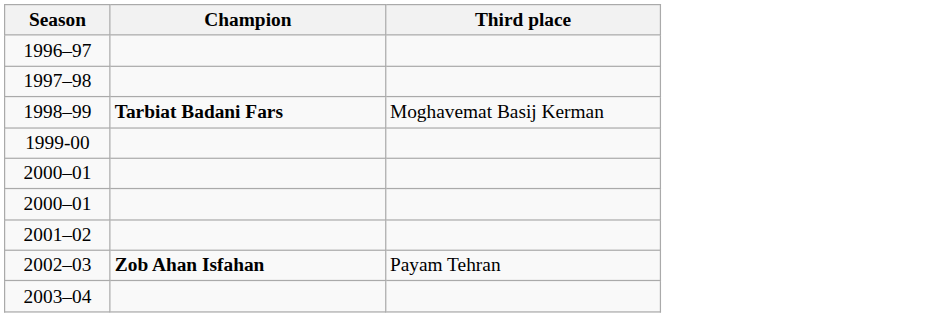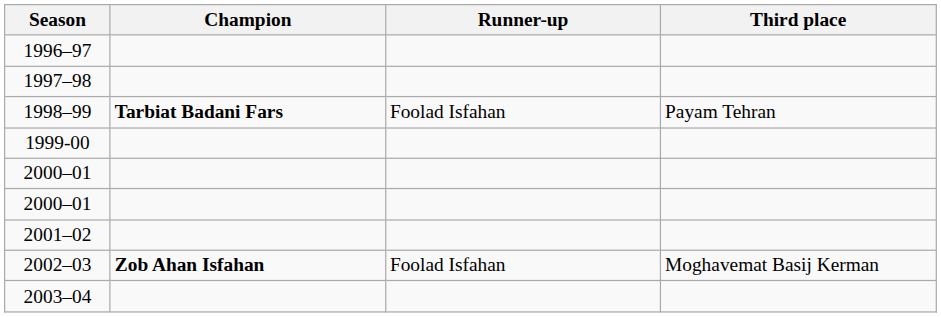+ column: (523, 19)
(497, 111) Moghavemat Basij Kerman -> (720, 111) Payam Tehran
(445, 265) Payam Tehran -> (772, 265) Moghavemat Basij Kerman
